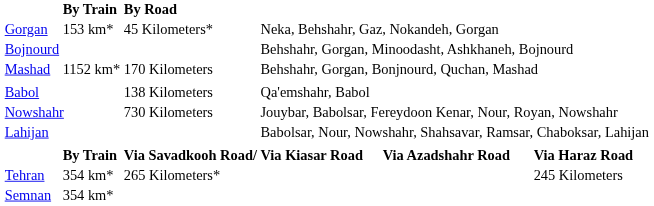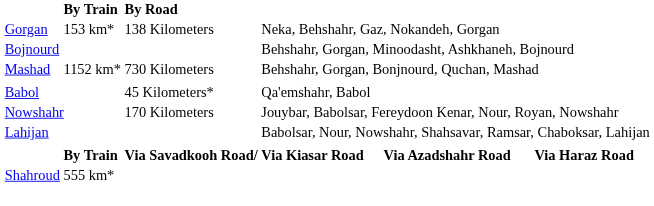(168, 29) 45 Kilometers* -> (169, 29) 138 Kilometers
(168, 69) 170 Kilometers -> (169, 69) 730 Kilometers
(168, 92) 138 Kilometers -> (169, 92) 45 Kilometers*
(168, 112) 730 Kilometers -> (169, 112) 170 Kilometers
- row: (25, 175)
- row: (28, 195)
+ row: (32, 175)
